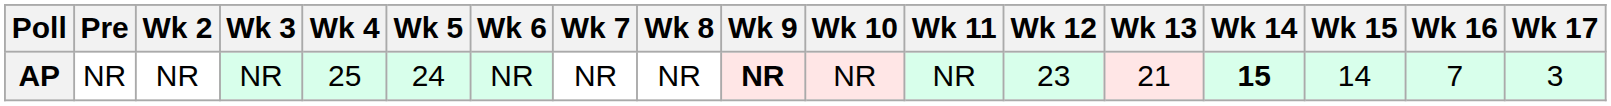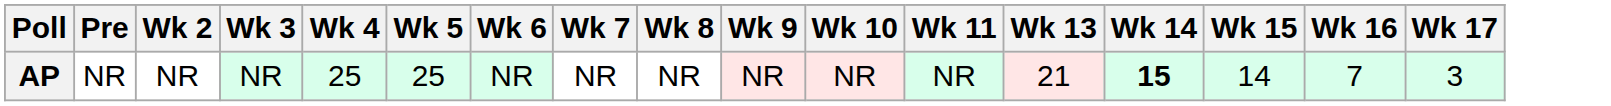- column: (1054, 28)
(428, 75) 24 -> (428, 75) 25
(763, 75) bold -> (763, 75) normal
